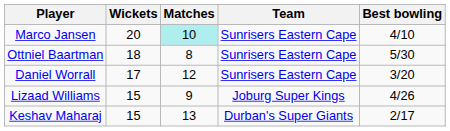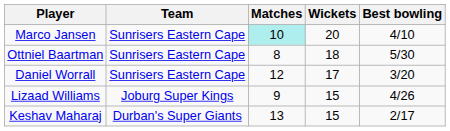columns swapped: (289, 14) <-> (133, 14)
